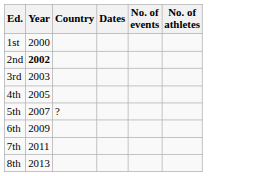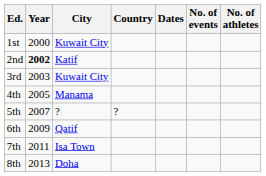+ column: (82, 19)
